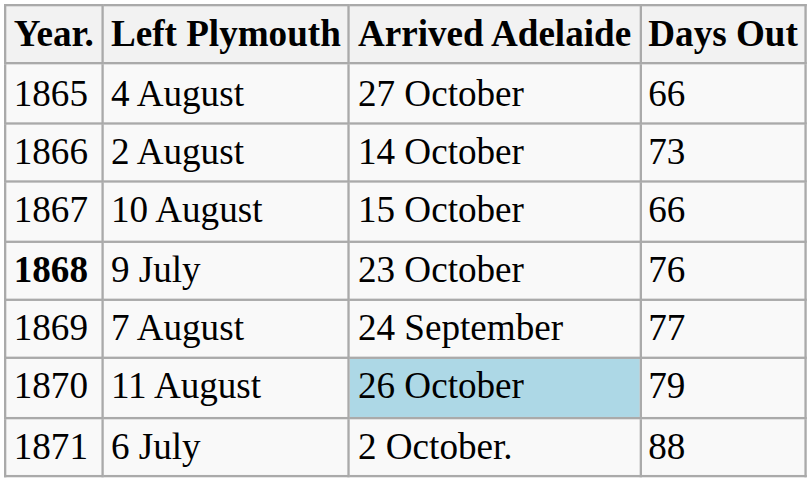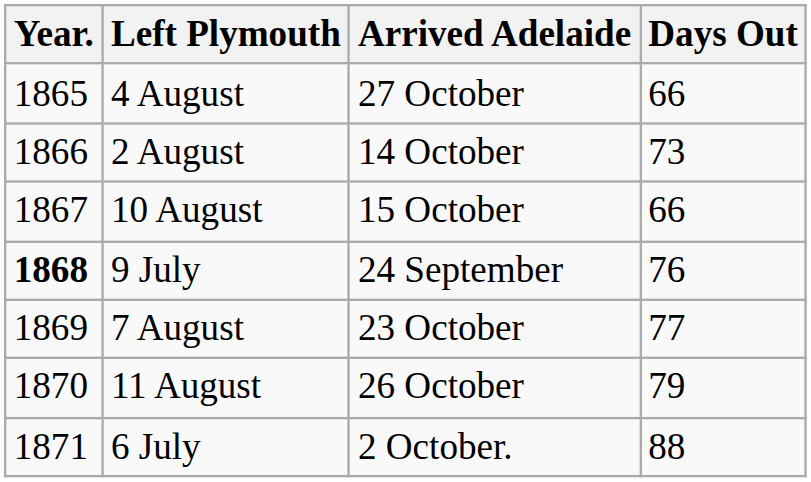(441, 269) 23 October -> (461, 269) 24 September
(461, 328) 24 September -> (441, 328) 23 October
(441, 387) lightblue background -> (441, 387) no background
